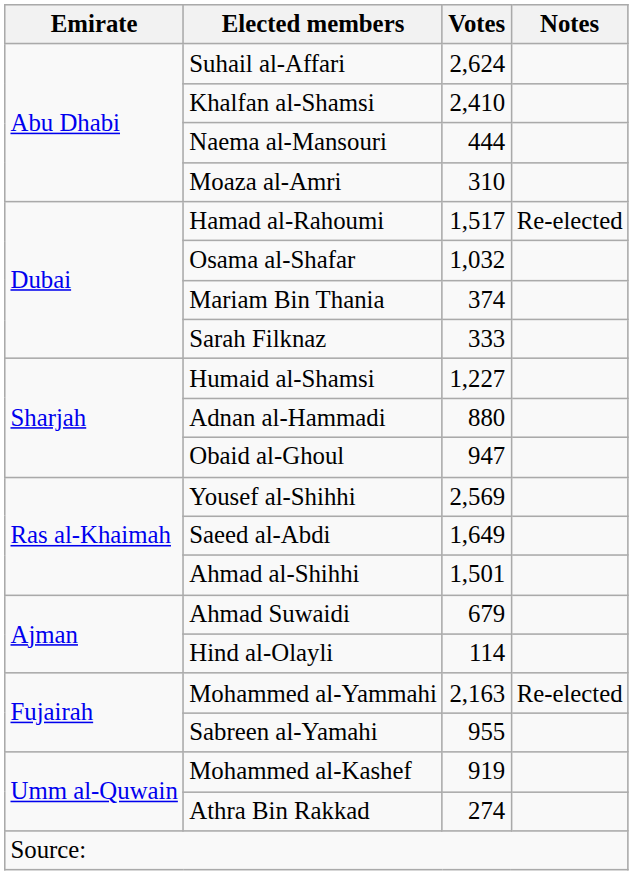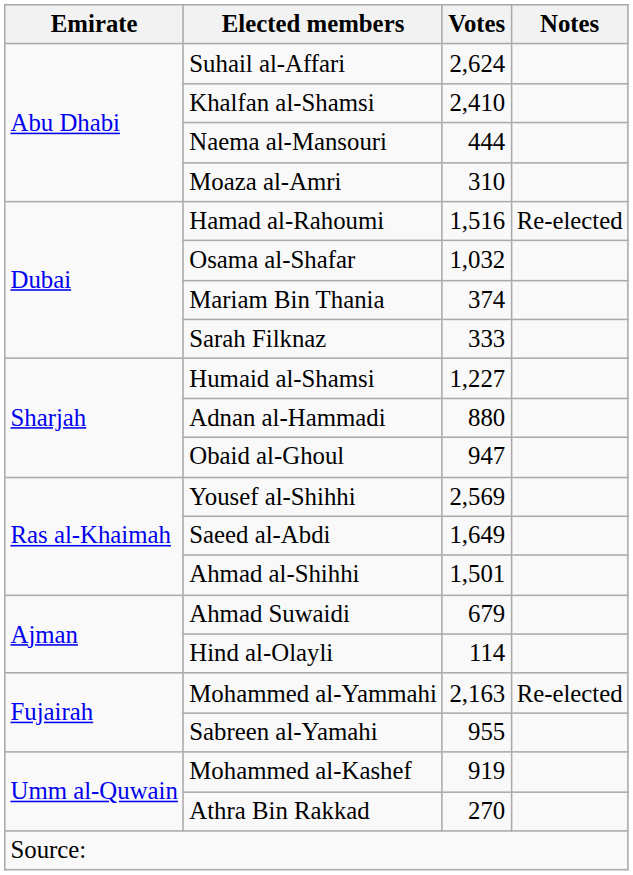(477, 220) 1,517 -> (477, 220) 1,516
(487, 810) 274 -> (487, 810) 270
